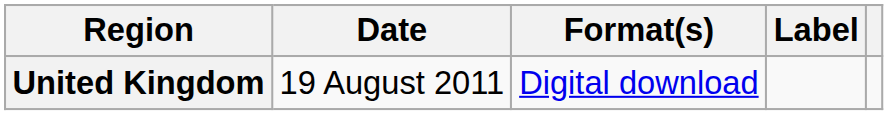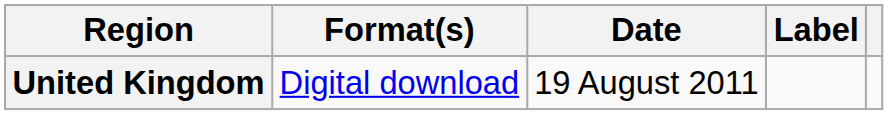columns swapped: (392, 30) <-> (639, 30)
